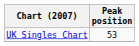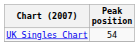(112, 35) 53 -> (112, 35) 54
